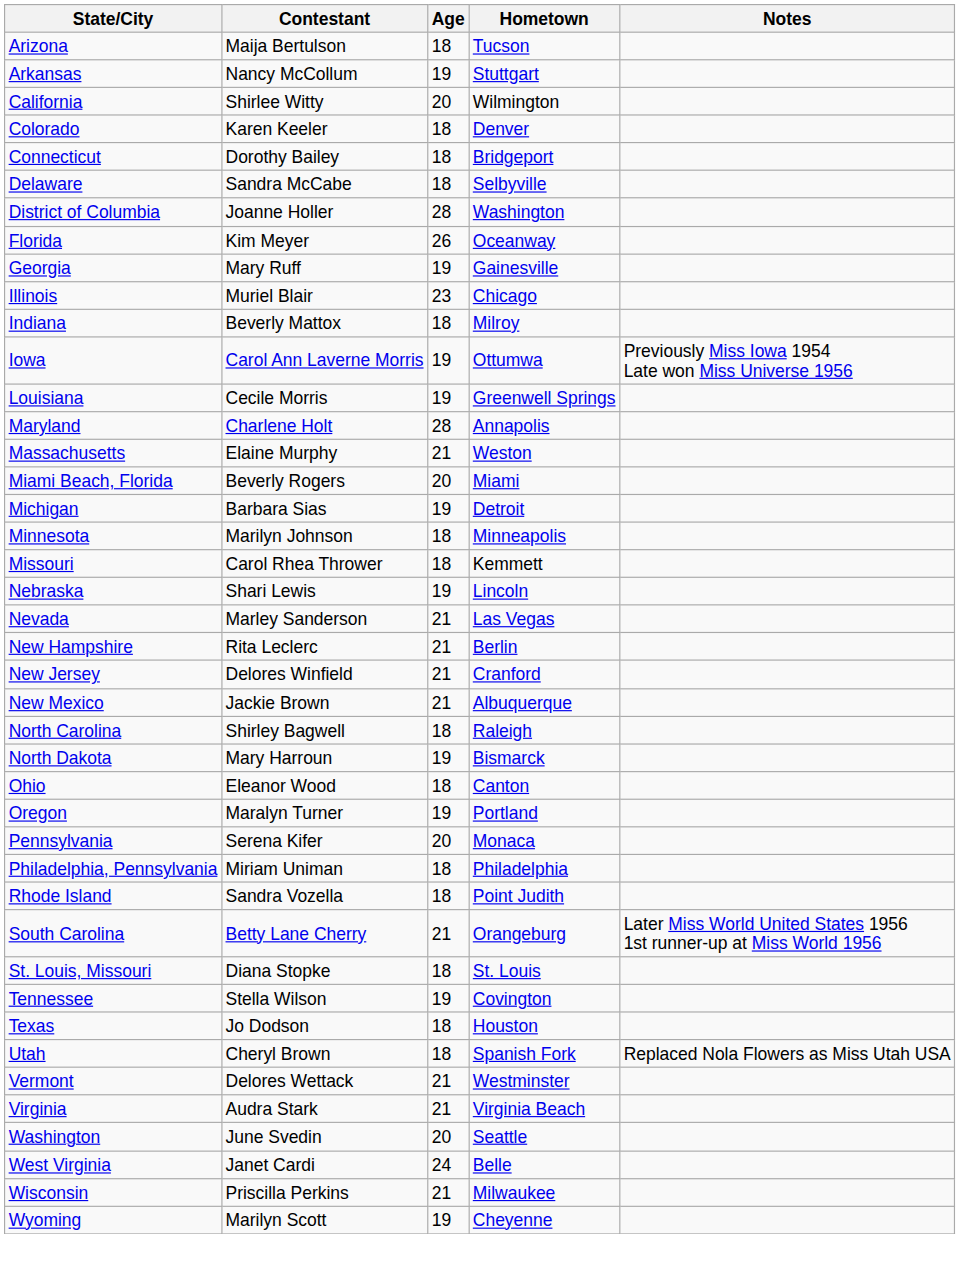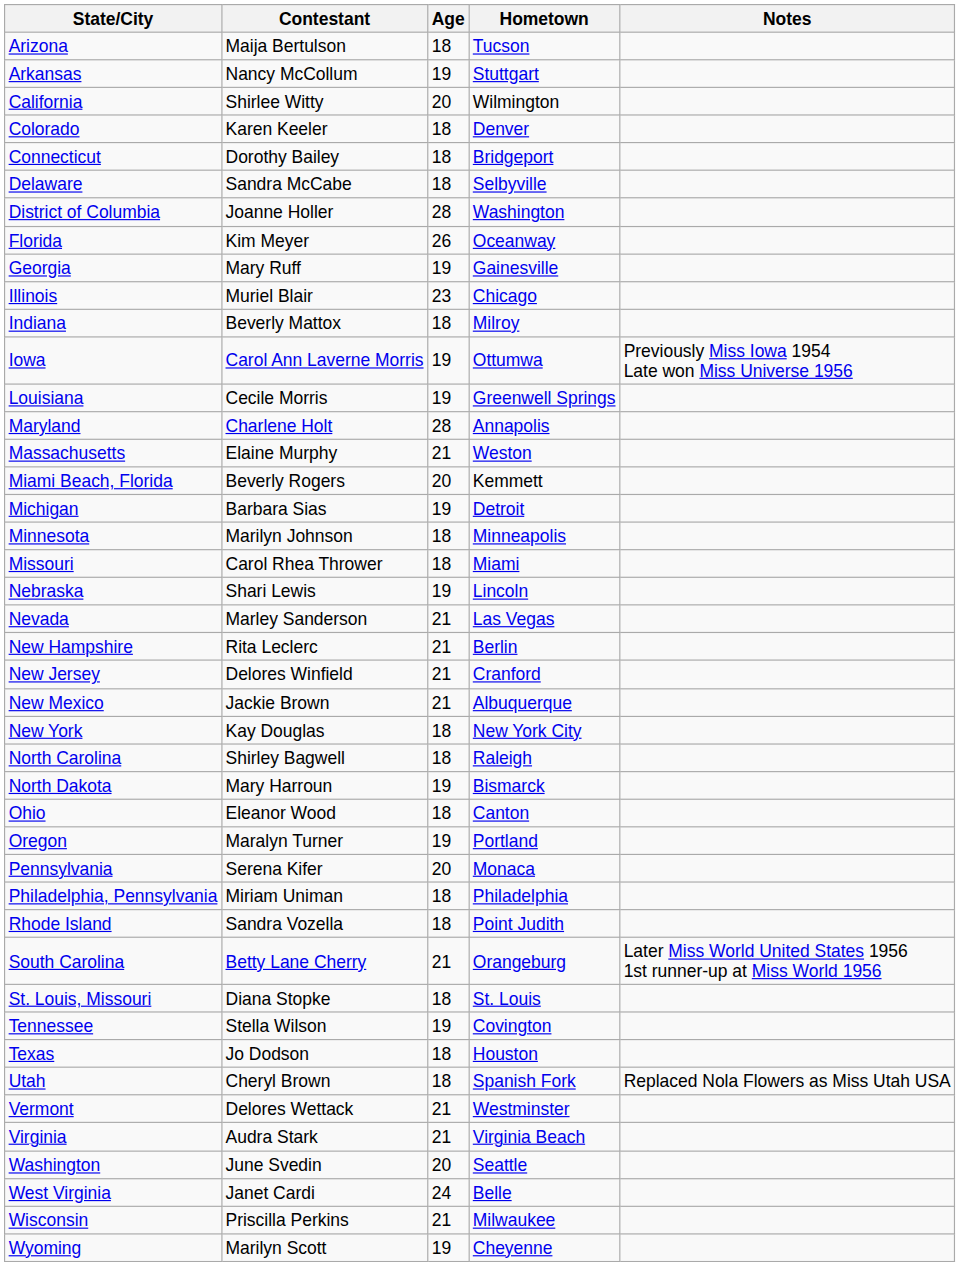(496, 481) Miami -> (508, 481) Kemmett
(508, 564) Kemmett -> (496, 564) Miami
+ row: (46, 730)
